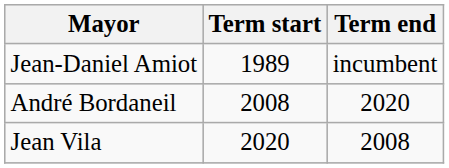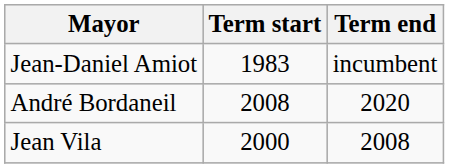(265, 63) 1989 -> (265, 63) 1983
(265, 142) 2020 -> (265, 142) 2000
